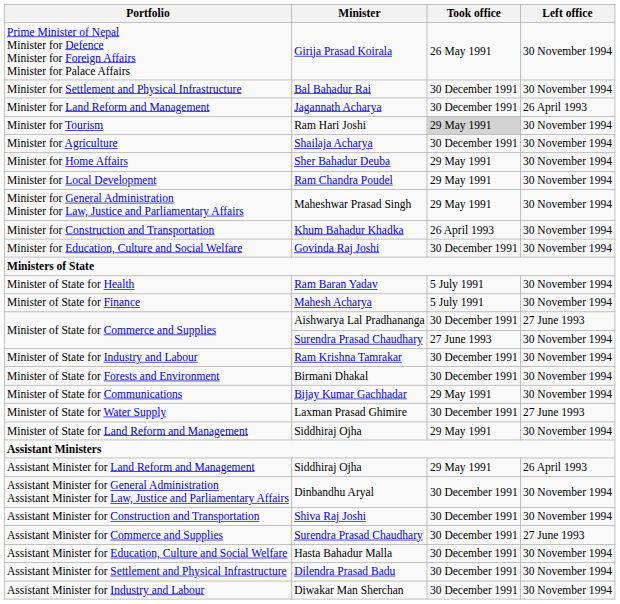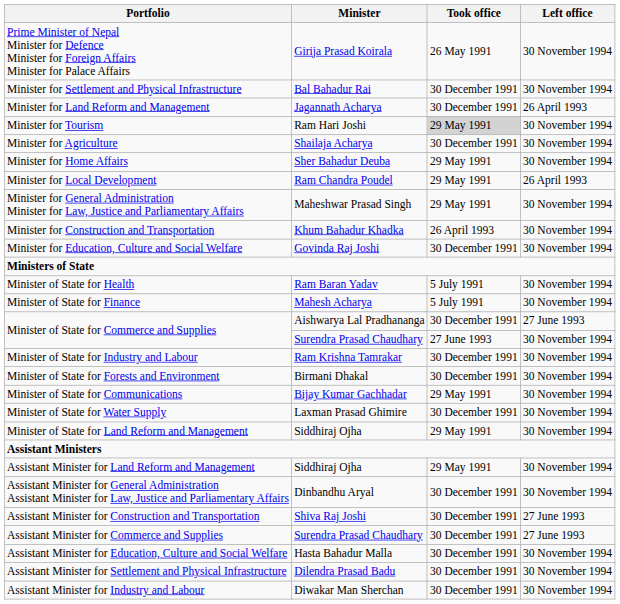(567, 180) 30 November 1994 -> (555, 180) 26 April 1993
(554, 412) 27 June 1993 -> (567, 412) 30 November 1994
(555, 467) 26 April 1993 -> (567, 467) 30 November 1994
(567, 516) 30 November 1994 -> (554, 516) 27 June 1993
